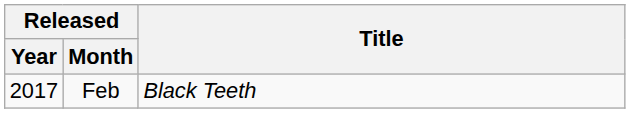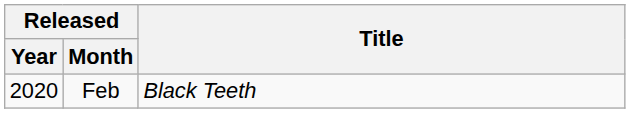(34, 90) 2017 -> (34, 90) 2020
